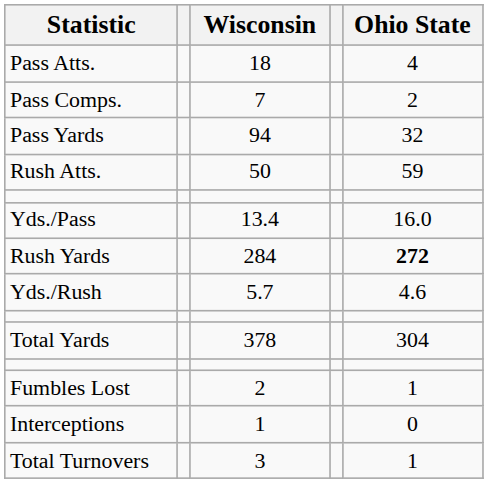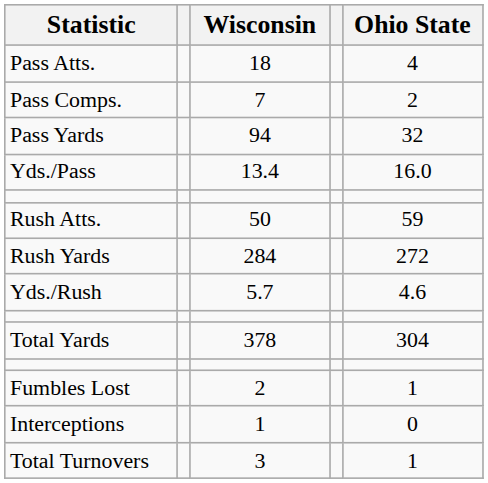rows swapped: (53, 219) <-> (56, 171)
(412, 255) bold -> (412, 255) normal
